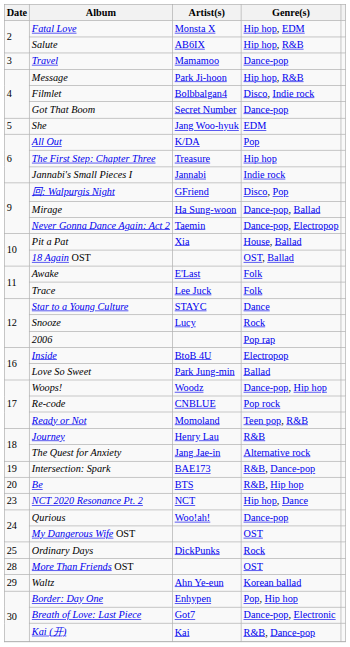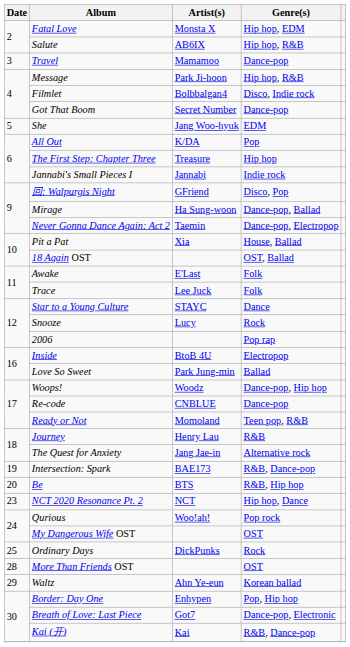(262, 404) Pop rock -> (266, 404) Dance-pop
(266, 517) Dance-pop -> (262, 517) Pop rock
